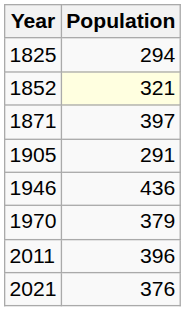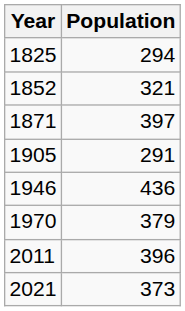(158, 88) lightyellow background -> (158, 88) no background
(158, 289) 376 -> (158, 289) 373
